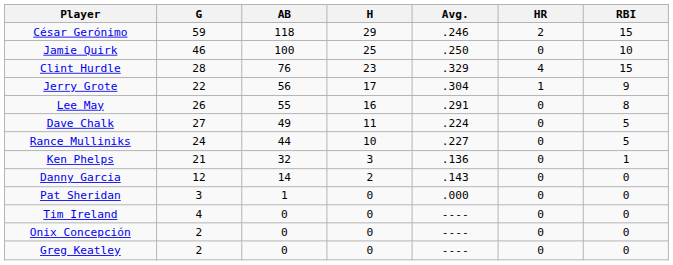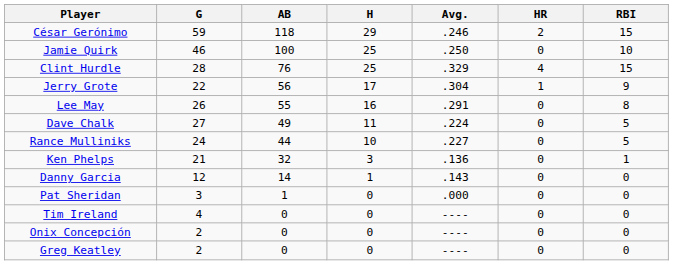(370, 68) 23 -> (370, 68) 25
(370, 178) 2 -> (370, 178) 1
